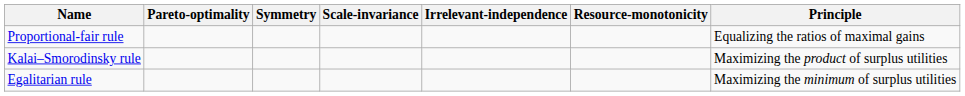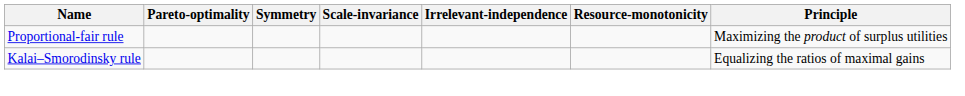(819, 36) Equalizing the ratios of maximal gains -> (831, 36) Maximizing the product of surplus utilities
(831, 58) Maximizing the product of surplus utilities -> (819, 58) Equalizing the ratios of maximal gains
- row: (50, 79)
